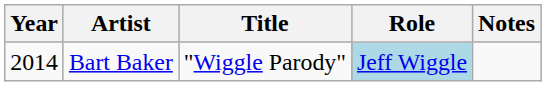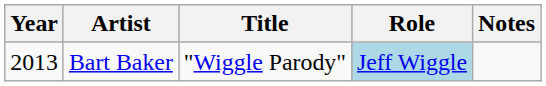(34, 61) 2014 -> (34, 61) 2013
